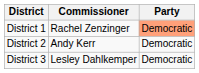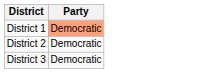- column: (94, 12)
